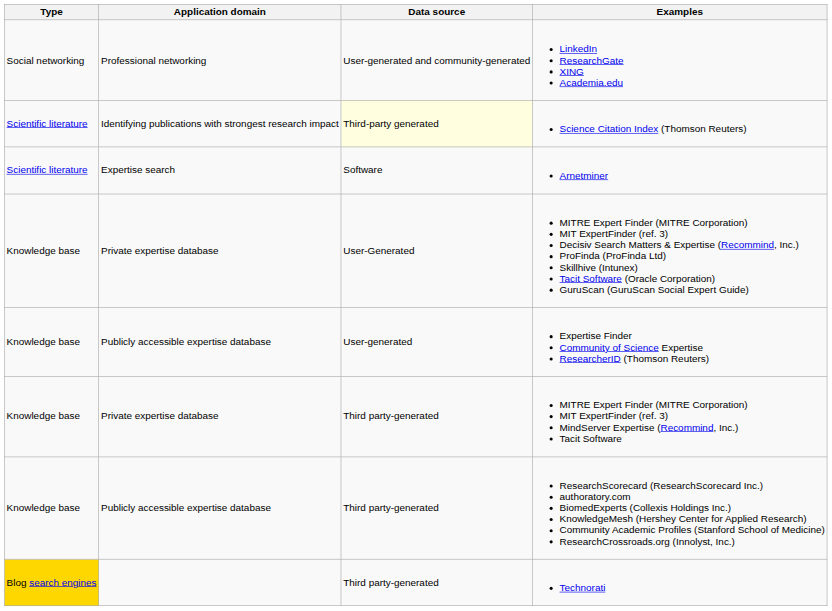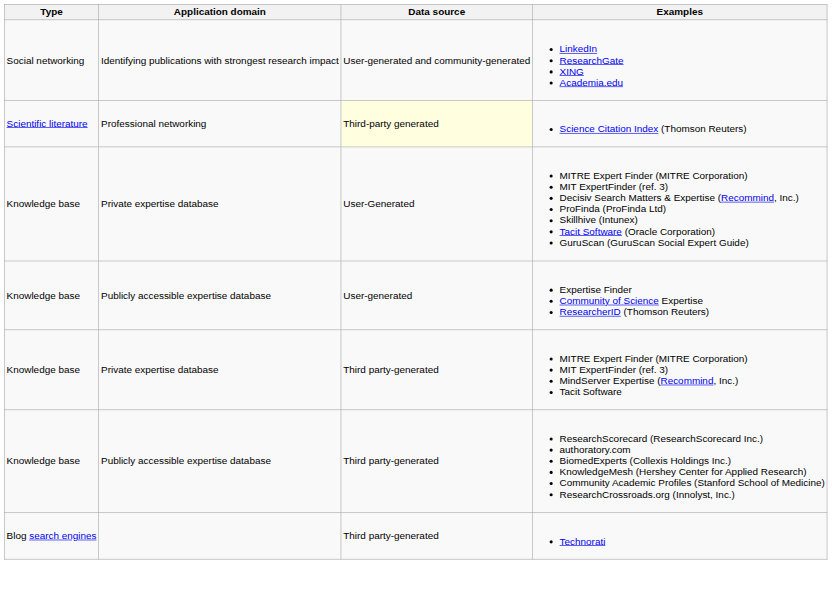(154, 60) Professional networking -> (220, 60) Identifying publications with strongest research impact
(220, 123) Identifying publications with strongest research impact -> (154, 123) Professional networking
- row: (680, 176)
(52, 582) gold background -> (52, 536) no background
